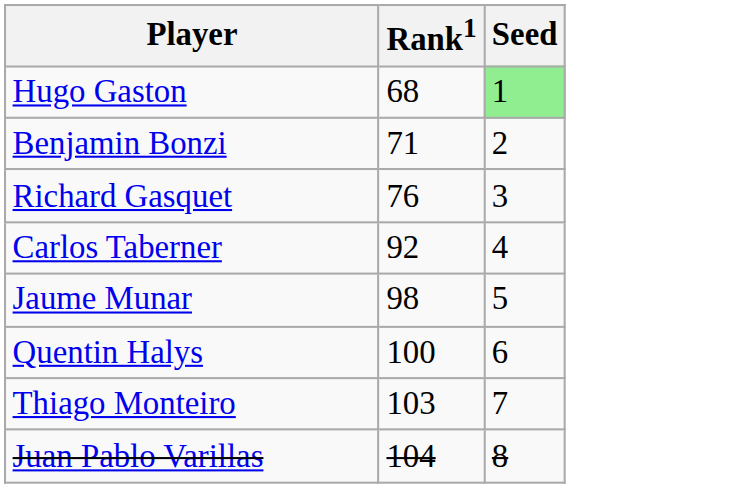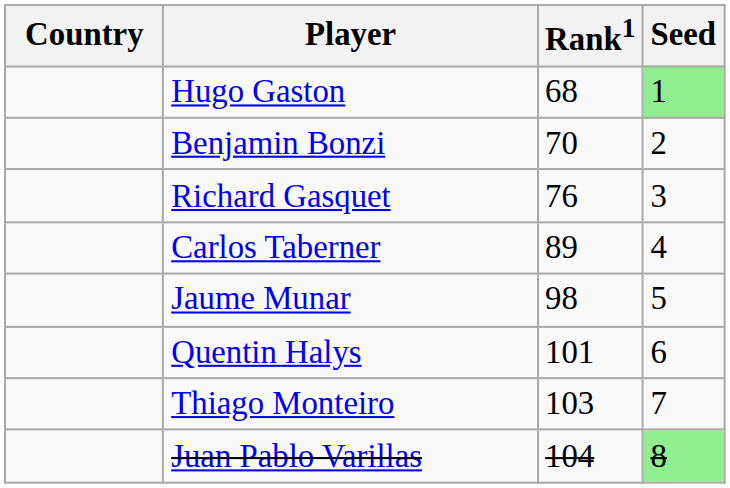+ column: (84, 34)
(403, 143) 71 -> (561, 143) 70
(403, 247) 92 -> (561, 247) 89
(411, 351) 100 -> (570, 351) 101
(500, 455) no background -> (659, 455) lightgreen background
